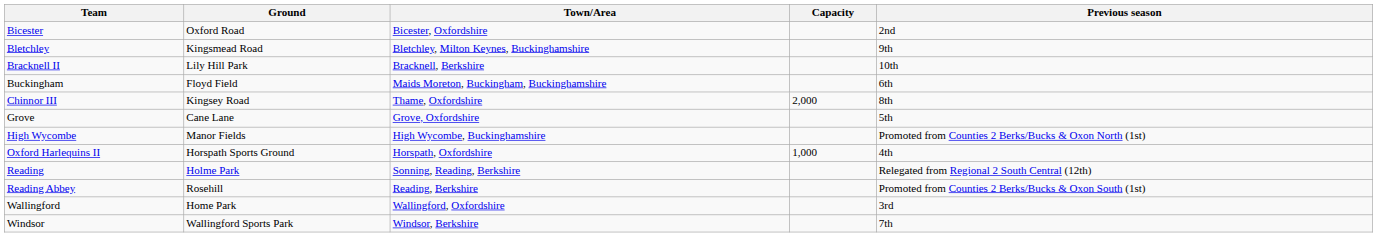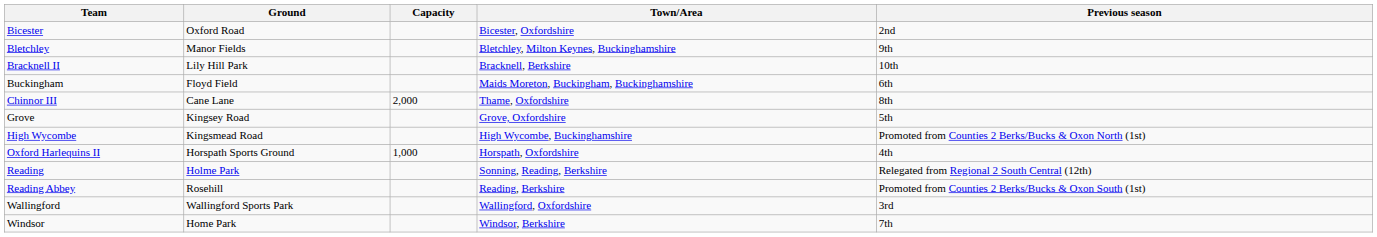columns swapped: (833, 13) <-> (590, 13)
(225, 48) Kingsmead Road -> (216, 48) Manor Fields
(218, 100) Kingsey Road -> (210, 100) Cane Lane
(210, 118) Cane Lane -> (218, 118) Kingsey Road
(216, 135) Manor Fields -> (225, 135) Kingsmead Road
(211, 205) Home Park -> (240, 205) Wallingford Sports Park
(240, 223) Wallingford Sports Park -> (211, 223) Home Park
